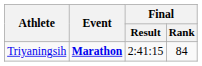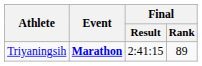(182, 51) 84 -> (182, 51) 89
